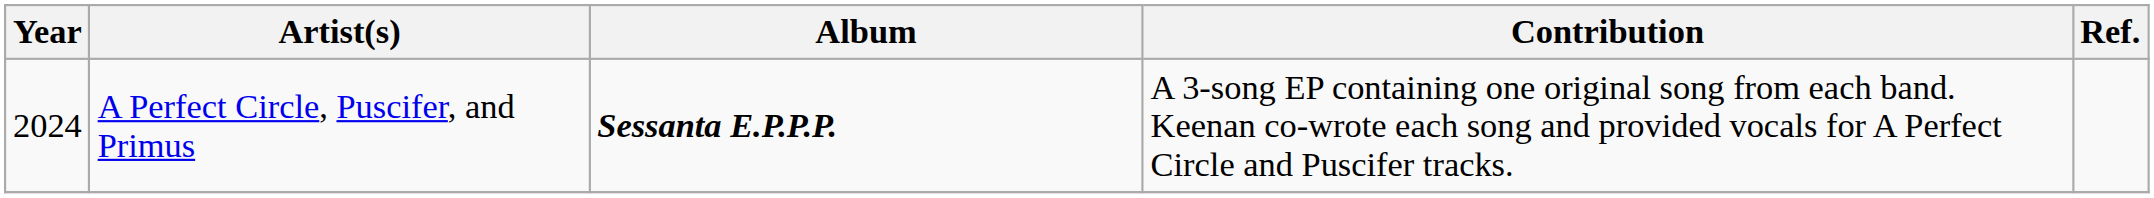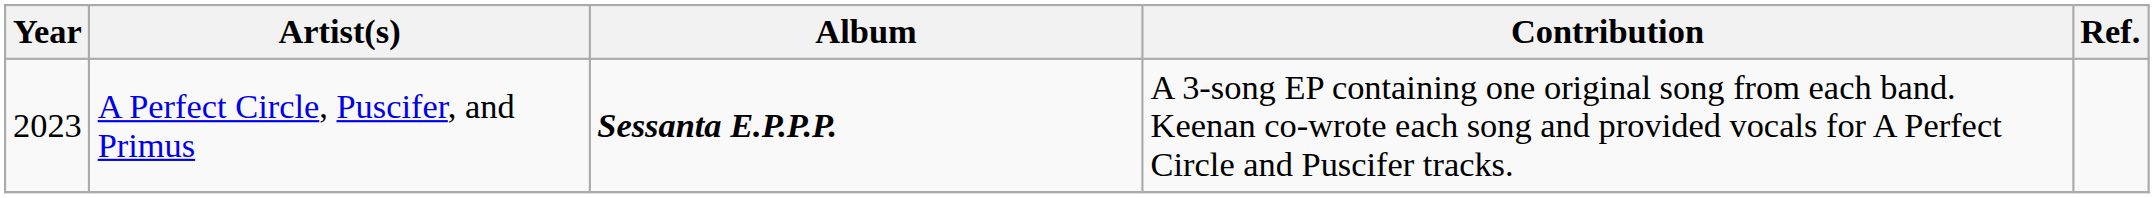(47, 125) 2024 -> (47, 125) 2023
